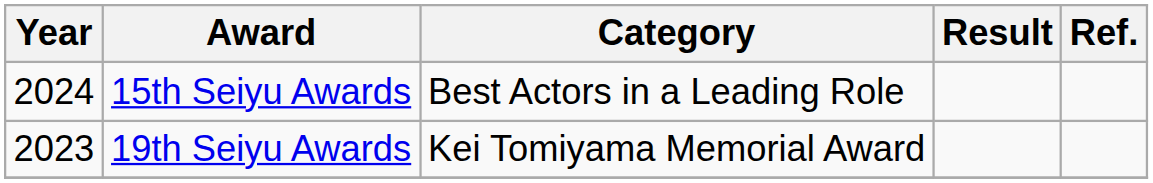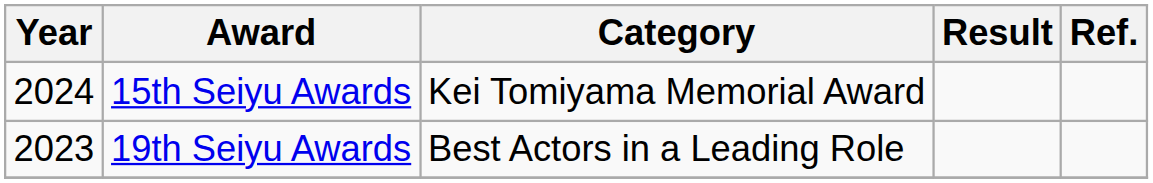(666, 90) Best Actors in a Leading Role -> (677, 90) Kei Tomiyama Memorial Award
(677, 148) Kei Tomiyama Memorial Award -> (666, 148) Best Actors in a Leading Role
